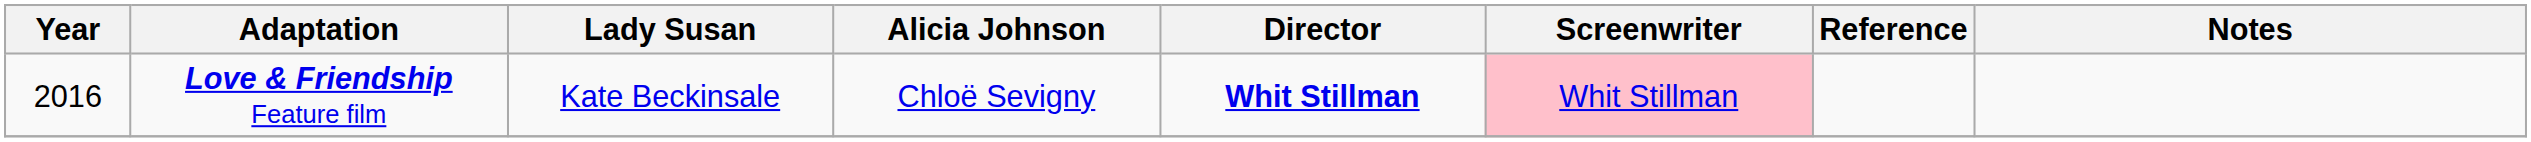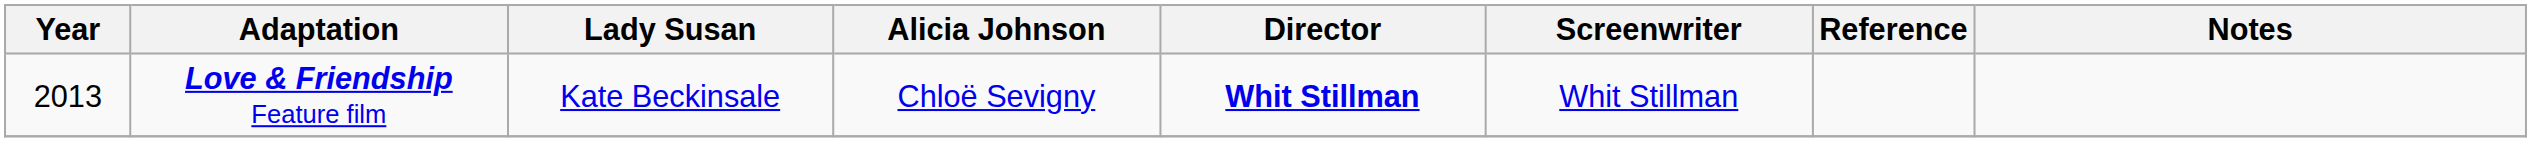(68, 95) 2016 -> (68, 95) 2013
(1649, 95) pink background -> (1649, 95) no background
